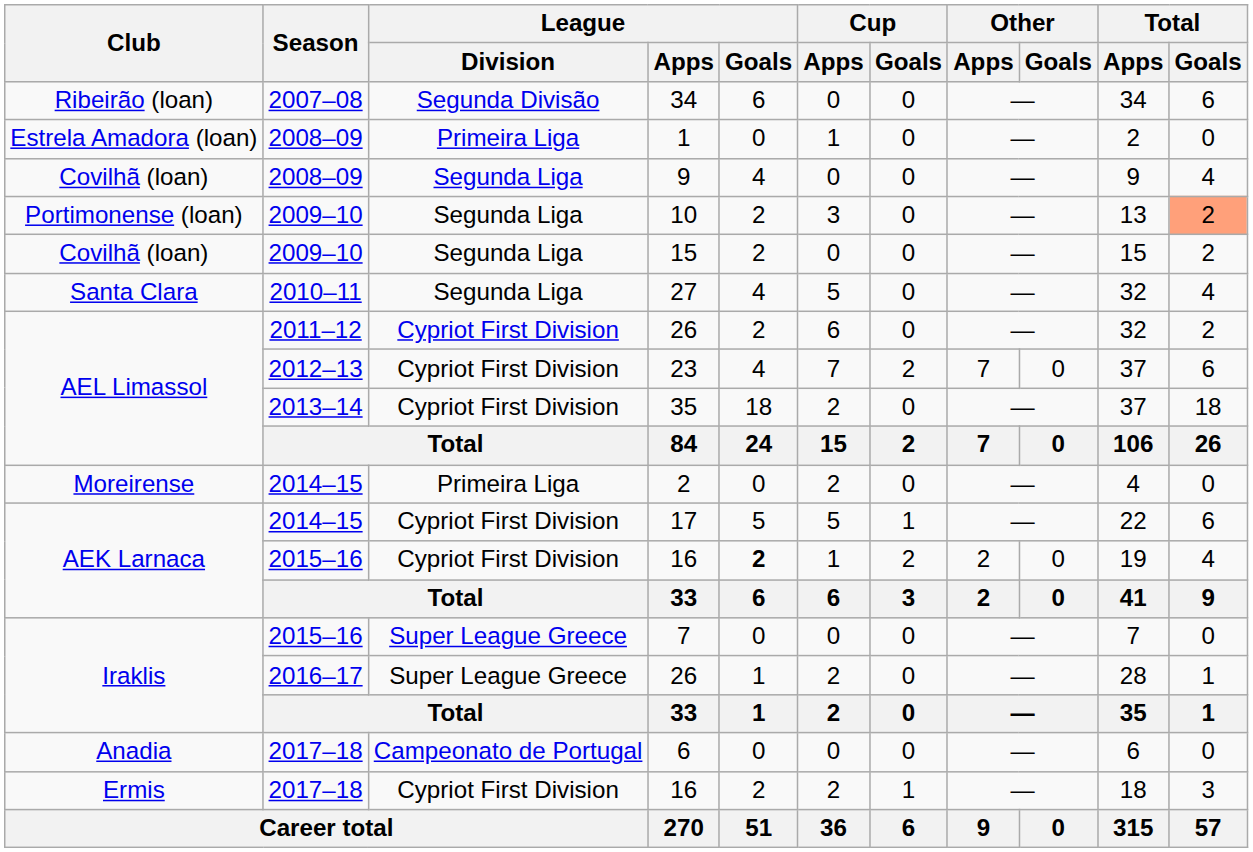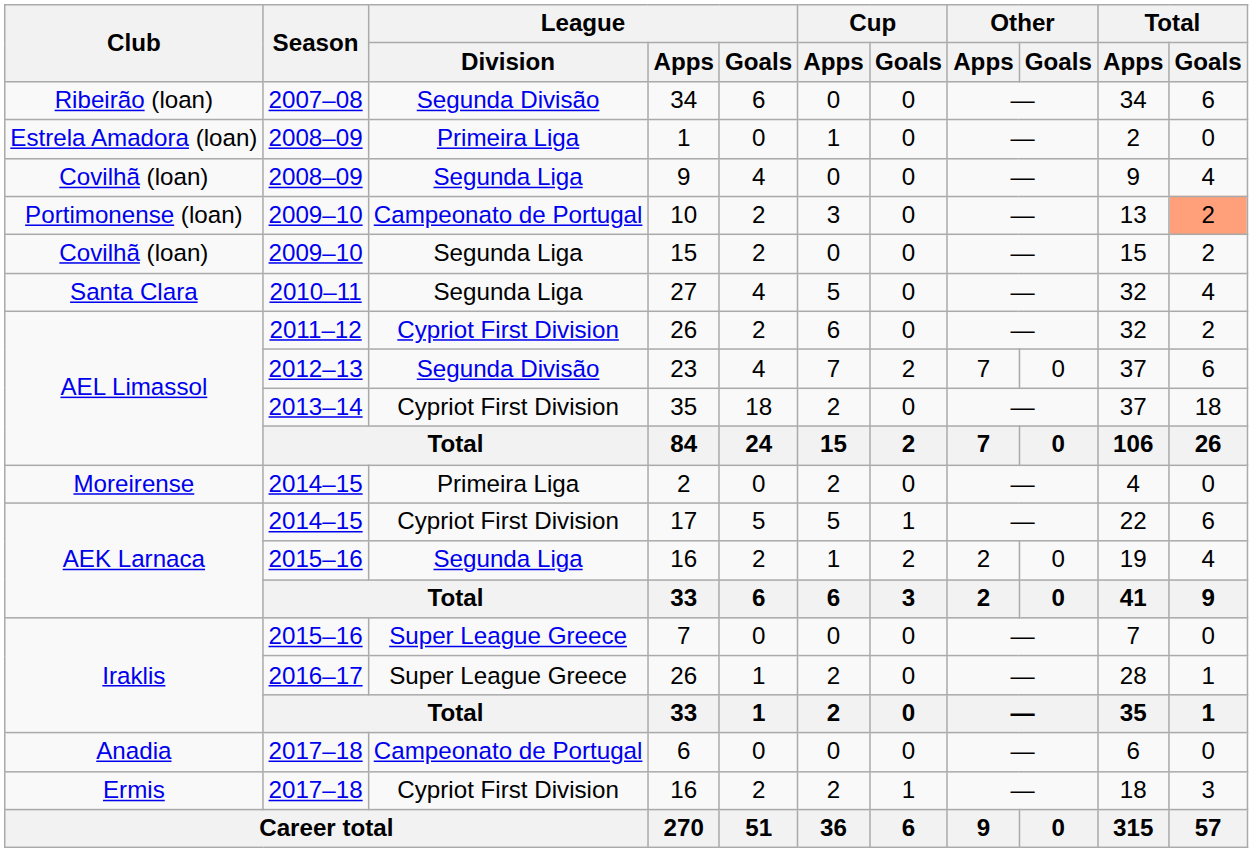(508, 215) Segunda Liga -> (508, 215) Campeonato de Portugal
(508, 368) Cypriot First Division -> (508, 368) Segunda Divisão
(508, 560) Cypriot First Division -> (508, 560) Segunda Liga
(759, 560) bold -> (759, 560) normal
